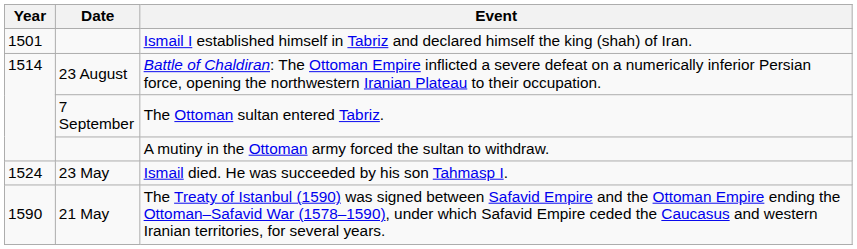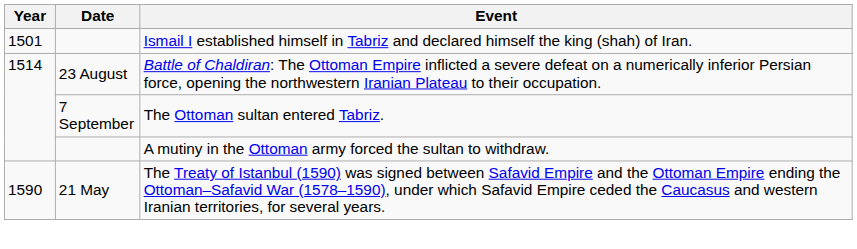- row: (326, 173)
